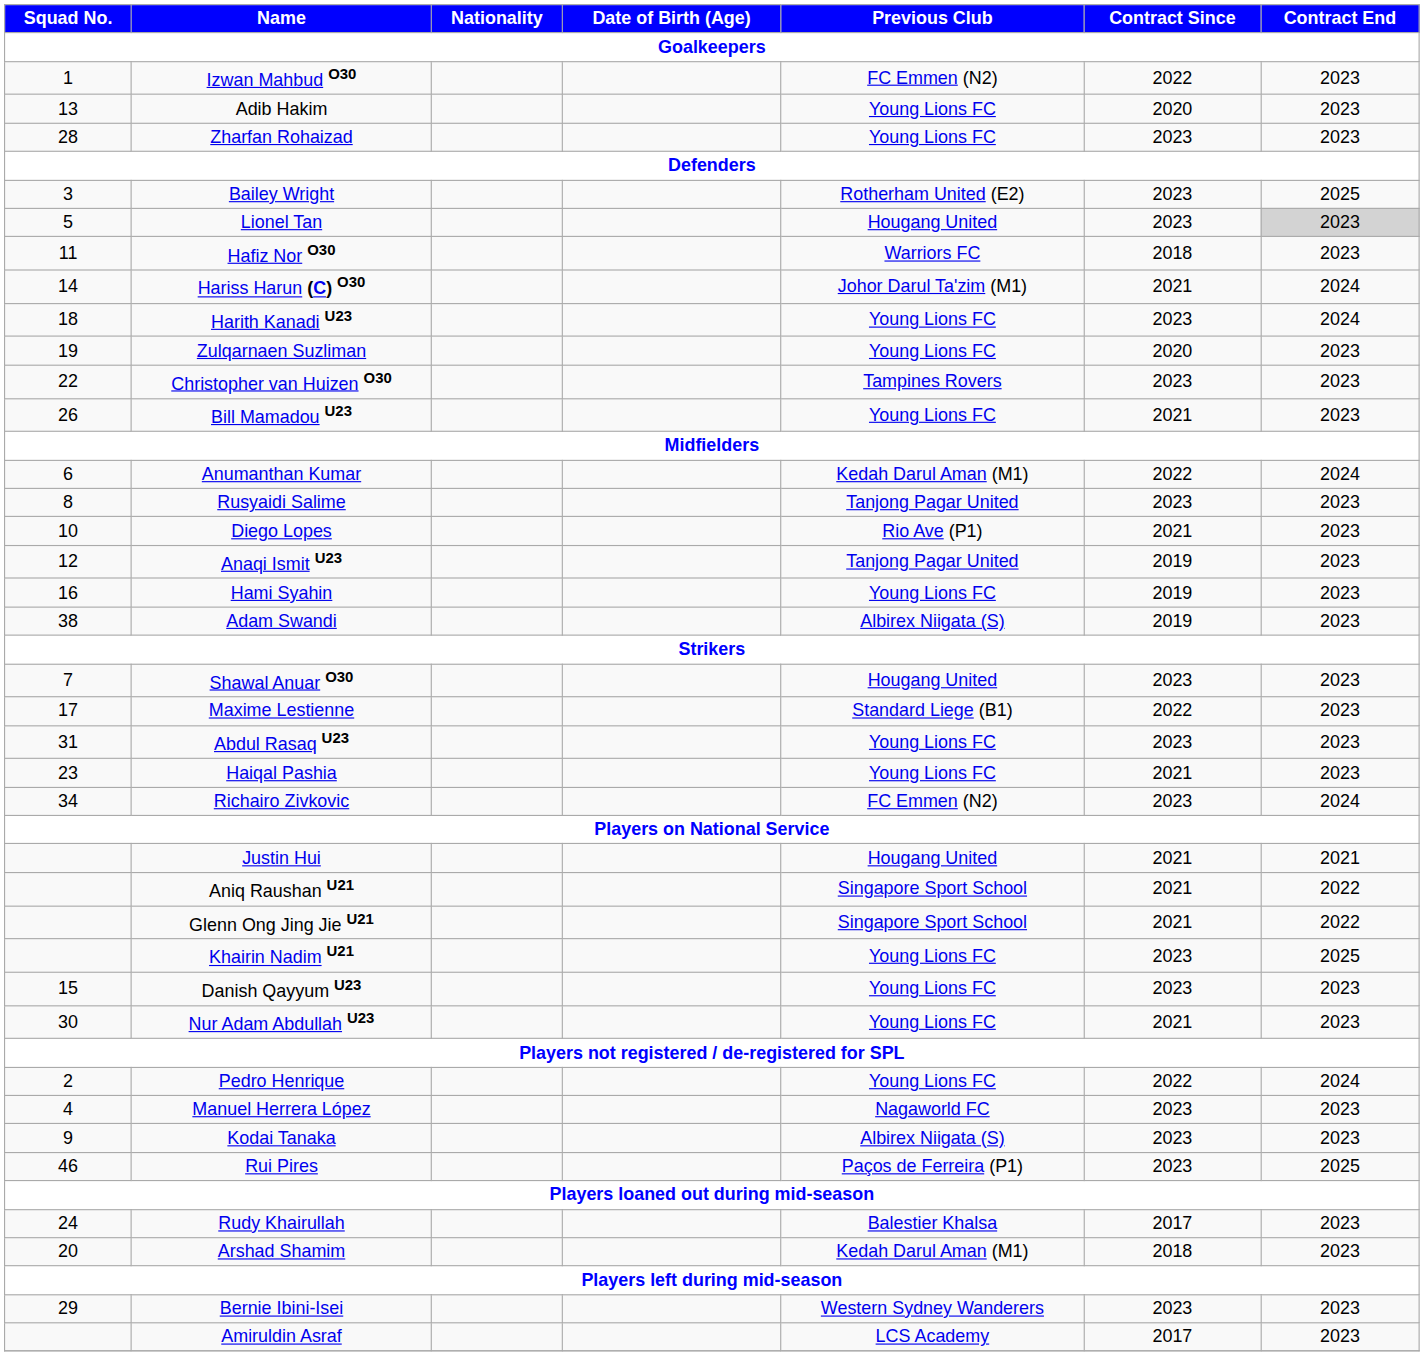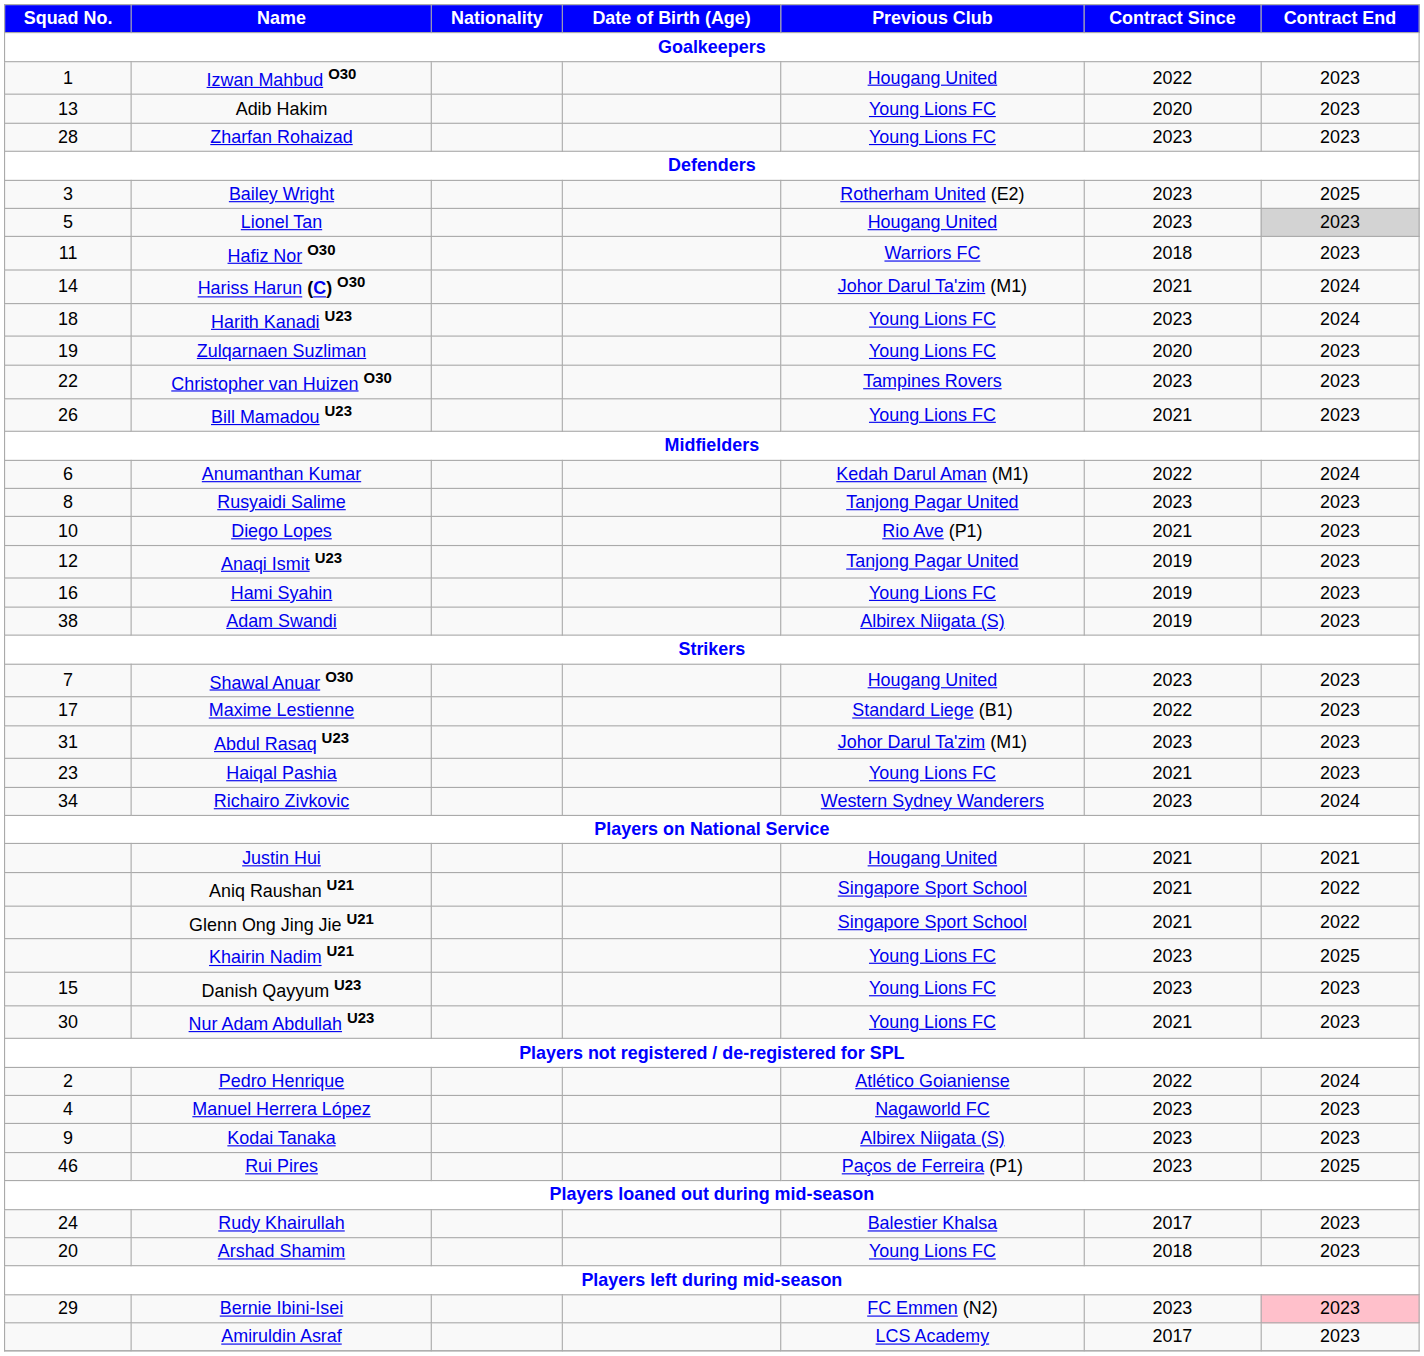(932, 77) FC Emmen (N2) -> (932, 77) Hougang United
(932, 741) Young Lions FC -> (932, 741) Johor Darul Ta'zim (M1)
(932, 801) FC Emmen (N2) -> (932, 801) Western Sydney Wanderers
(932, 1081) Young Lions FC -> (932, 1081) Atlético Goianiense
(932, 1251) Kedah Darul Aman (M1) -> (932, 1251) Young Lions FC
(932, 1308) Western Sydney Wanderers -> (932, 1308) FC Emmen (N2)
(1340, 1308) no background -> (1340, 1308) pink background
